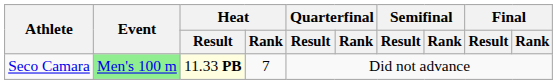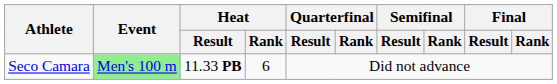(213, 67) lightyellow background -> (213, 67) no background
(266, 67) 7 -> (266, 67) 6
